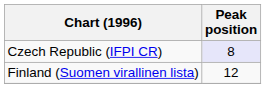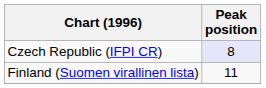(231, 72) 12 -> (231, 72) 11
